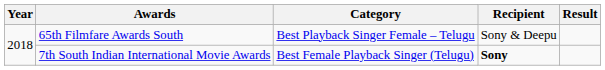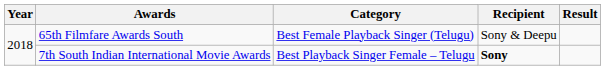(376, 34) Best Playback Singer Female – Telugu -> (375, 34) Best Female Playback Singer (Telugu)
(375, 55) Best Female Playback Singer (Telugu) -> (376, 55) Best Playback Singer Female – Telugu
